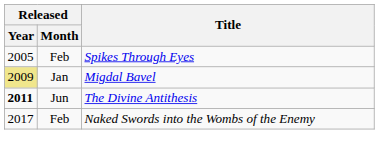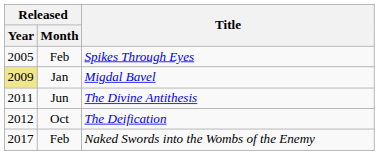(20, 98) bold -> (20, 98) normal
+ row: (125, 118)
